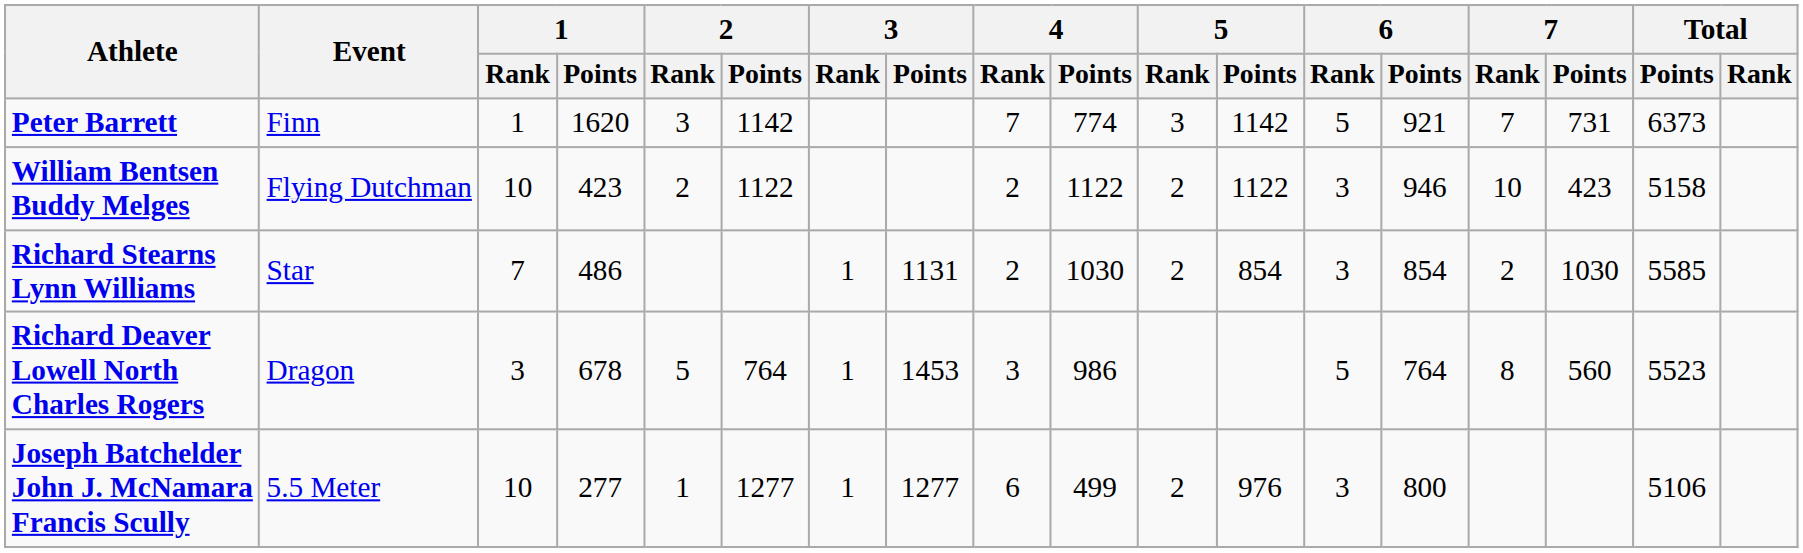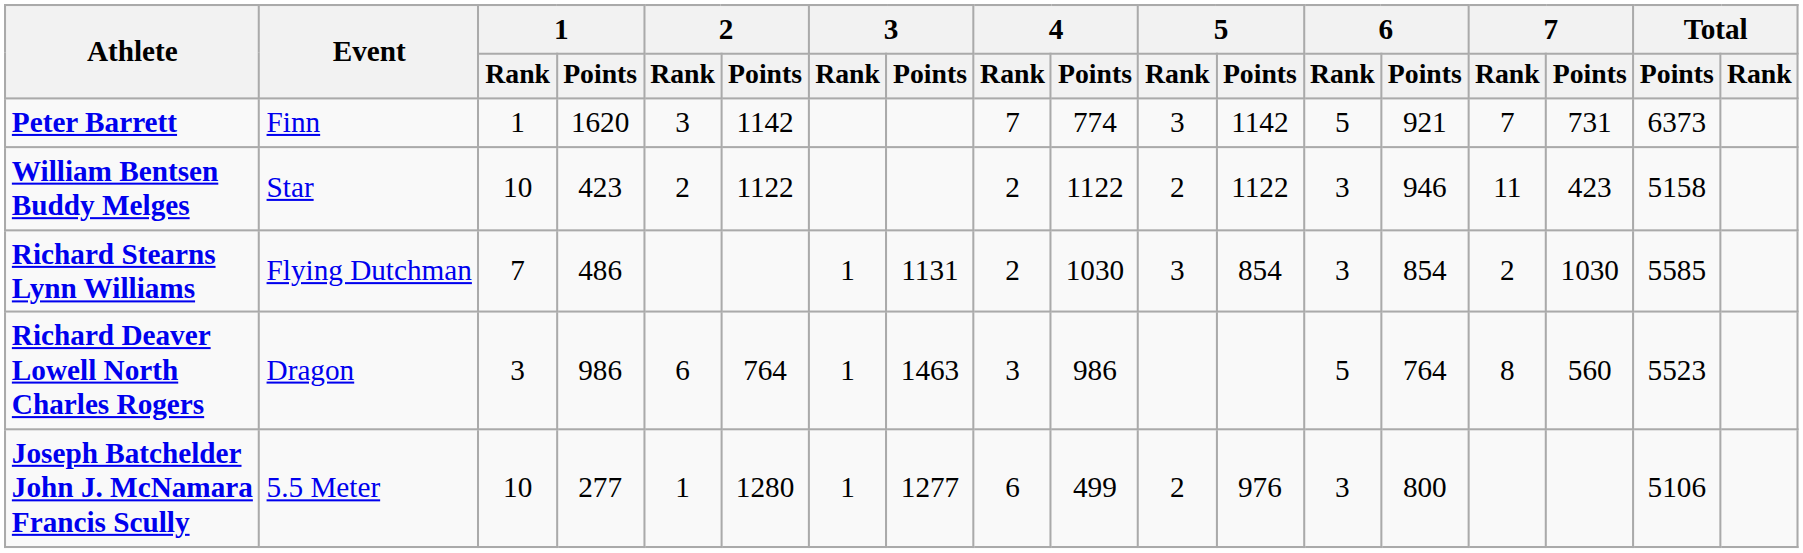(369, 188) Flying Dutchman -> (290, 188) Star
(1507, 188) 10 -> (1507, 188) 11
(290, 271) Star -> (369, 271) Flying Dutchman
(1177, 271) 2 -> (1177, 271) 3
(600, 370) 678 -> (600, 370) 986
(683, 370) 5 -> (683, 370) 6
(930, 370) 1453 -> (930, 370) 1463
(765, 488) 1277 -> (765, 488) 1280
